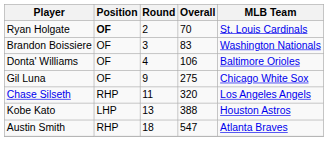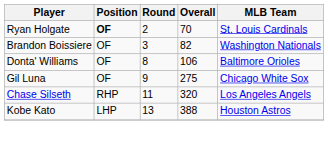(186, 45) 83 -> (186, 45) 82
(145, 62) 4 -> (145, 62) 8
- row: (36, 128)
